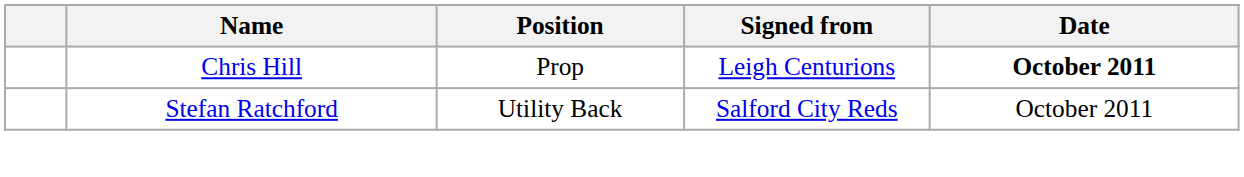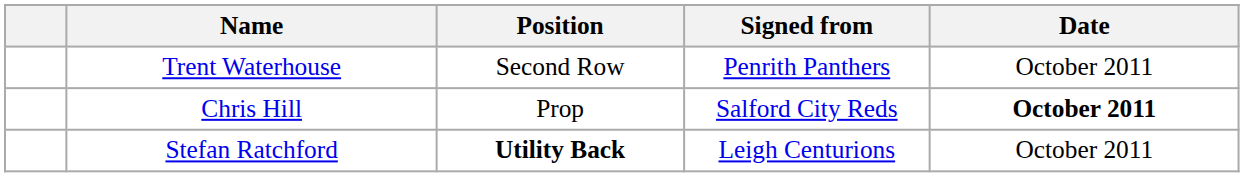+ row: (252, 66)
(807, 66) Leigh Centurions -> (807, 108) Salford City Reds
(560, 108) normal -> (560, 150) bold
(807, 108) Salford City Reds -> (807, 150) Leigh Centurions
